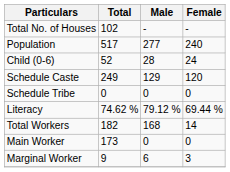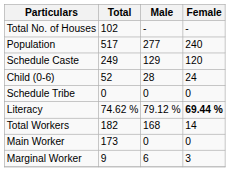rows swapped: (31, 61) <-> (43, 77)
(204, 110) normal -> (204, 110) bold
